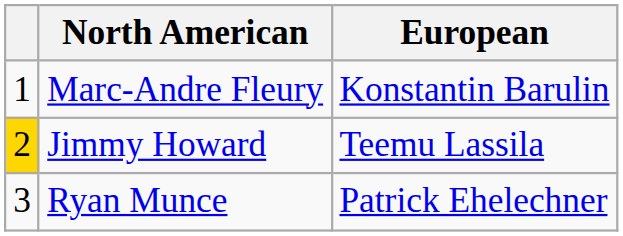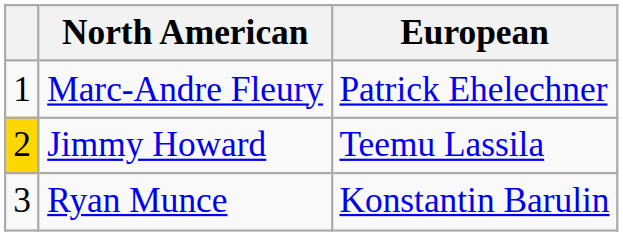(474, 88) Konstantin Barulin -> (473, 88) Patrick Ehelechner
(473, 200) Patrick Ehelechner -> (474, 200) Konstantin Barulin
